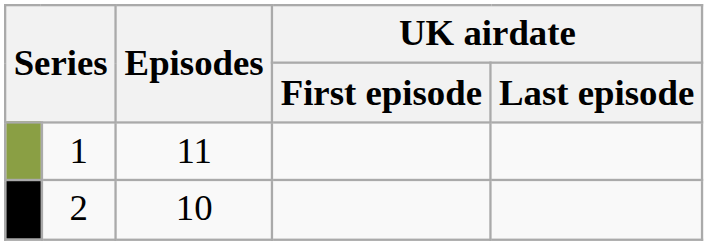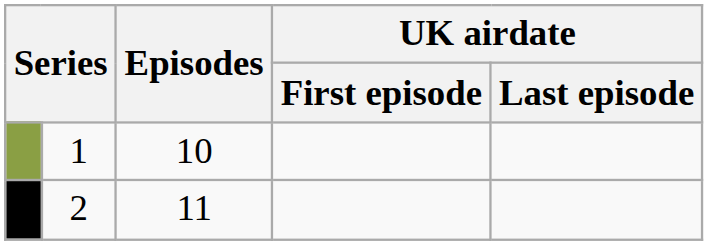(194, 150) 11 -> (194, 150) 10
(194, 208) 10 -> (194, 208) 11
